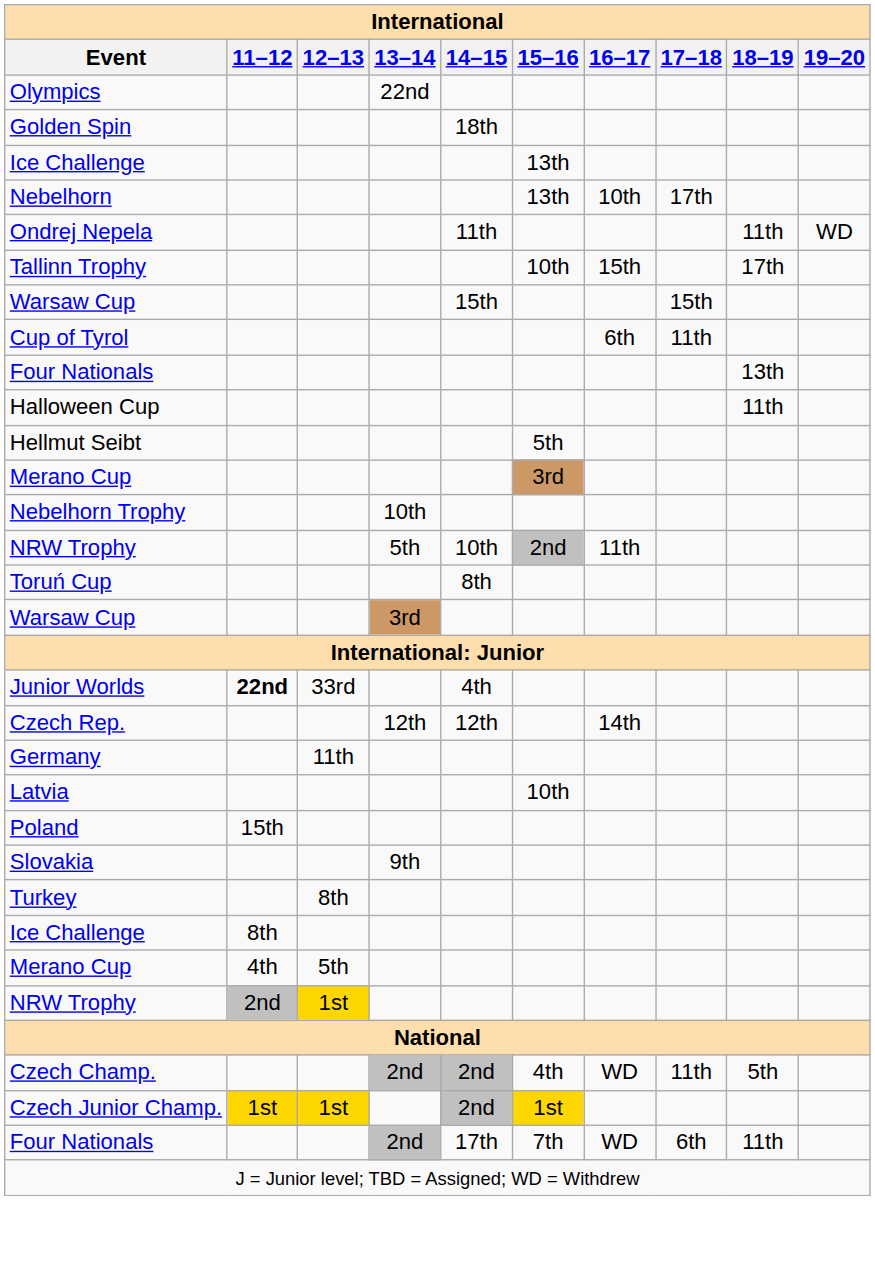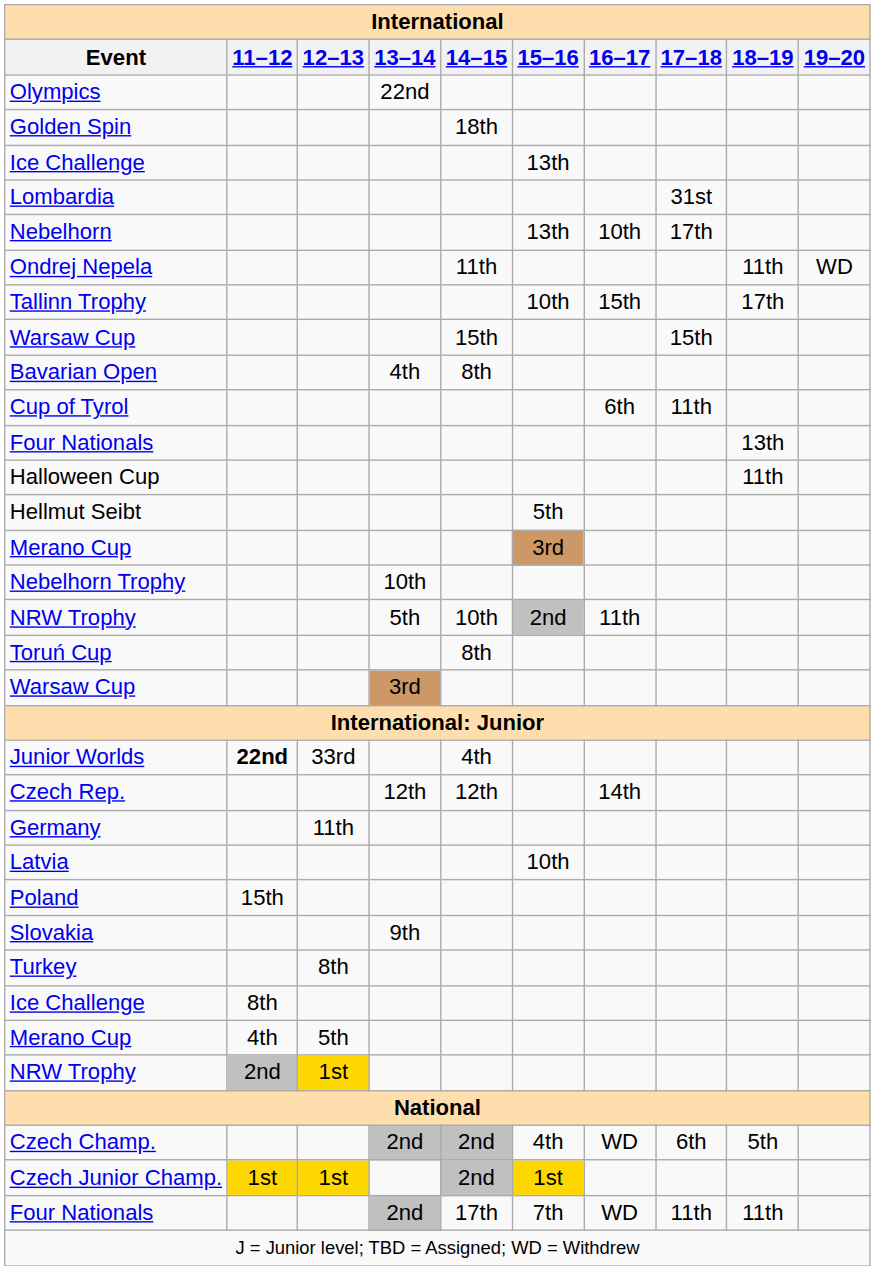+ row: (62, 197)
+ row: (83, 372)
(691, 1072) 11th -> (691, 1142) 6th
(691, 1142) 6th -> (691, 1212) 11th
